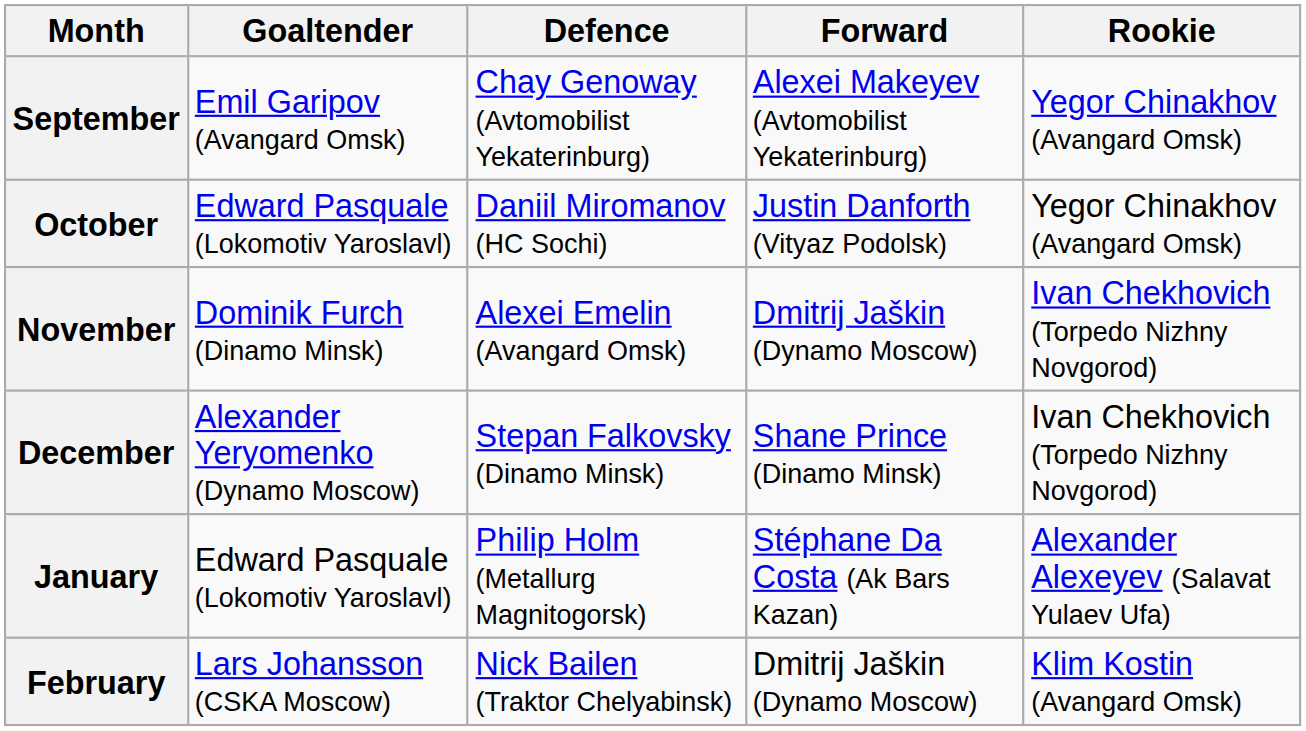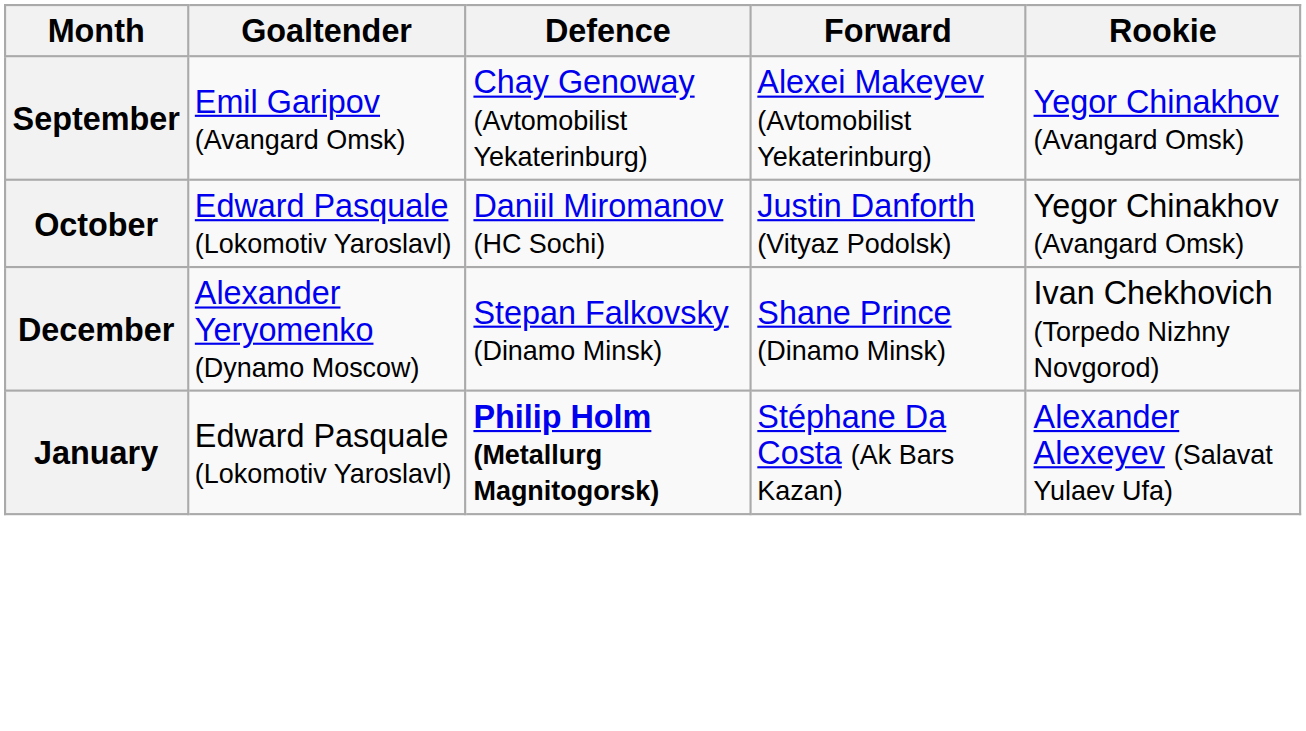- row: (96, 329)
(561, 577) normal -> (566, 453) bold
- row: (96, 682)
